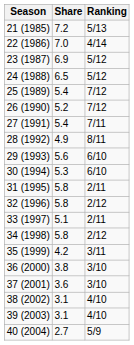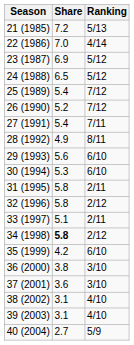(61, 236) normal -> (61, 236) bold
(97, 252) 3/11 -> (97, 252) 6/10
